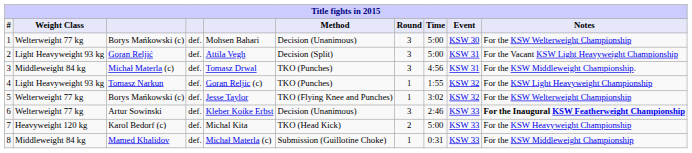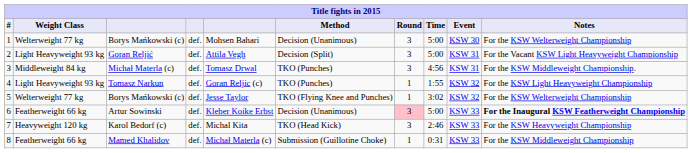(49, 111) Welterweight 77 kg -> (51, 111) Featherweight 66 kg
(409, 111) no background -> (409, 111) pink background
(436, 111) 2:46 -> (436, 111) 5:00
(409, 126) 2 -> (409, 126) 3
(436, 126) 5:00 -> (436, 126) 2:46
(50, 140) Middleweight 84 kg -> (51, 140) Featherweight 66 kg
